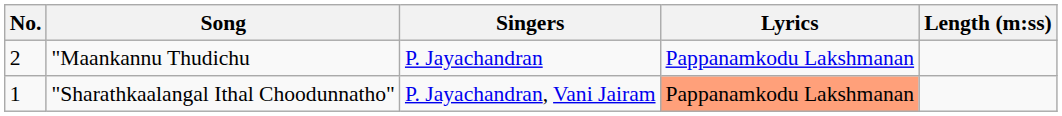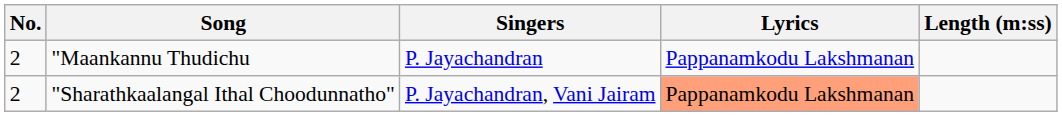(15, 93) 1 -> (15, 93) 2
